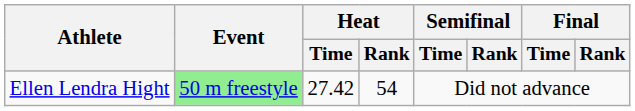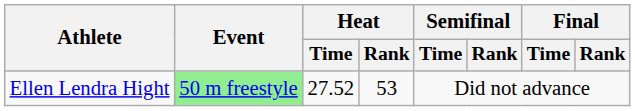(331, 88) 27.42 -> (331, 88) 27.52
(387, 88) 54 -> (387, 88) 53
